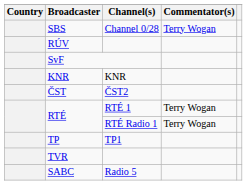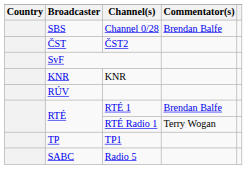(190, 28) Terry Wogan -> (193, 28) Brendan Balfe
rows swapped: (57, 92) <-> (58, 44)
(190, 108) Terry Wogan -> (193, 108) Brendan Balfe
- row: (58, 156)
